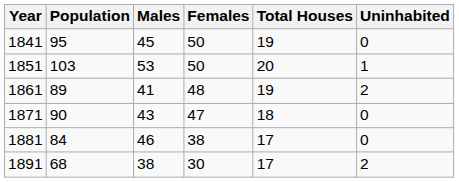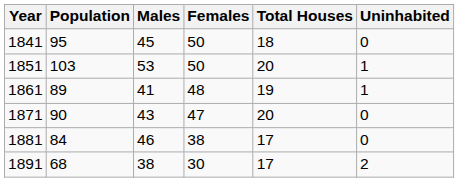(265, 41) 19 -> (265, 41) 18
(364, 90) 2 -> (364, 90) 1
(265, 115) 18 -> (265, 115) 20
